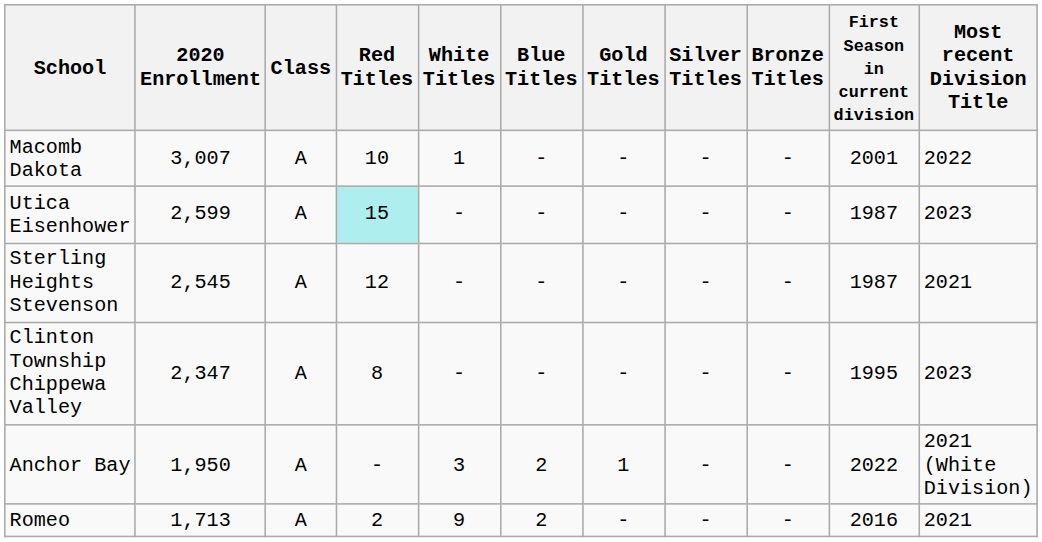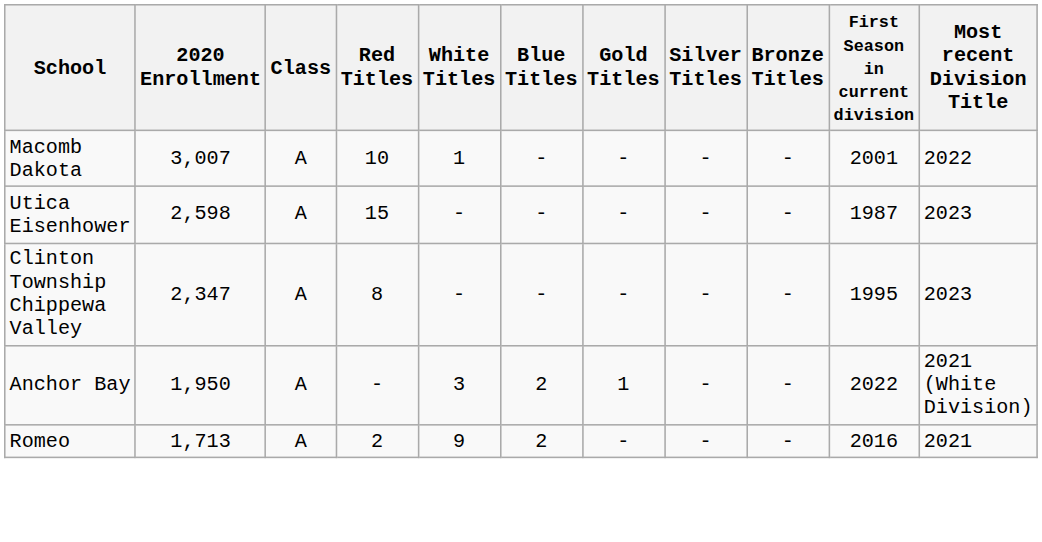(201, 215) 2,599 -> (201, 215) 2,598
(377, 215) paleturquoise background -> (377, 215) no background
- row: (64, 282)
